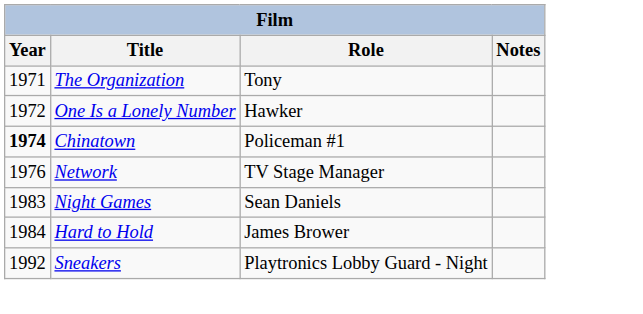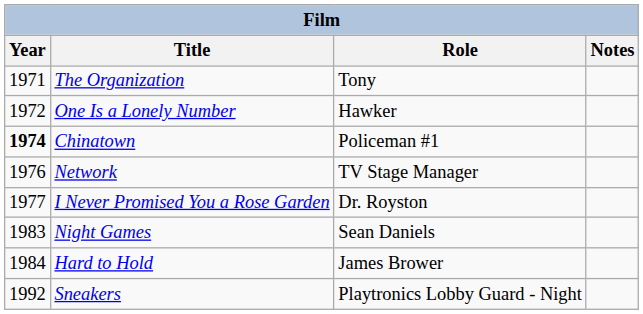+ row: (192, 202)
